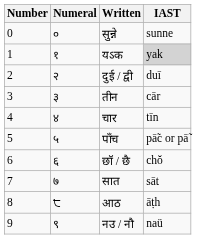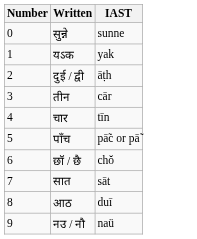- column: (75, 13)
(155, 54) lightgrey background -> (106, 54) no background
(154, 75) duī -> (104, 75) āṭh
(153, 202) āṭh -> (105, 202) duī
